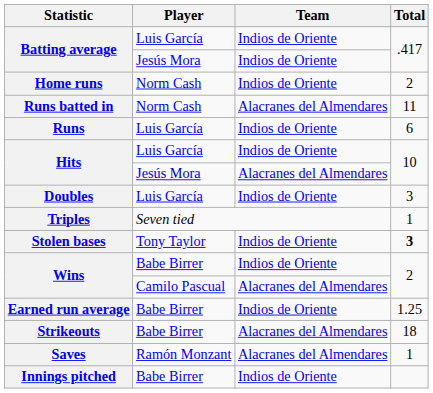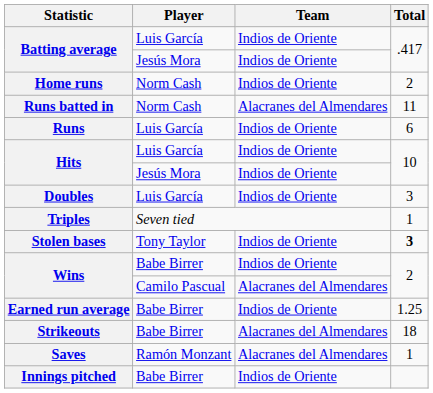(313, 173) Alacranes del Almendares -> (287, 173) Indios de Oriente
